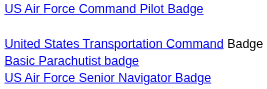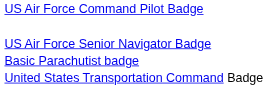rows swapped: (108, 78) <-> (134, 43)
